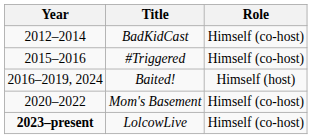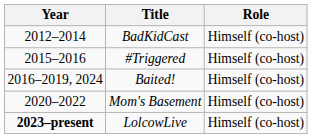(256, 79) Himself (host) -> (256, 79) Himself (co-host)
